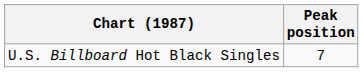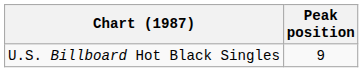(321, 56) 7 -> (321, 56) 9
